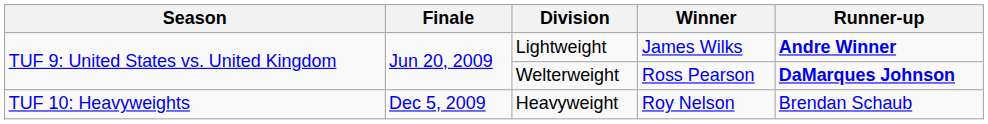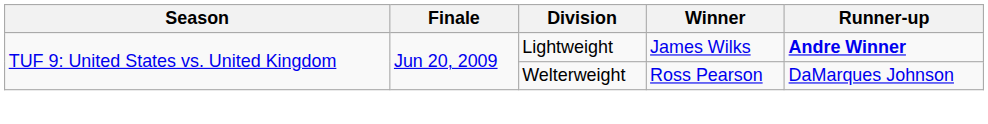(867, 75) bold -> (871, 75) normal
- row: (567, 103)
